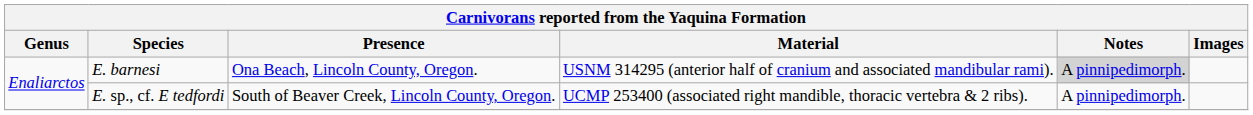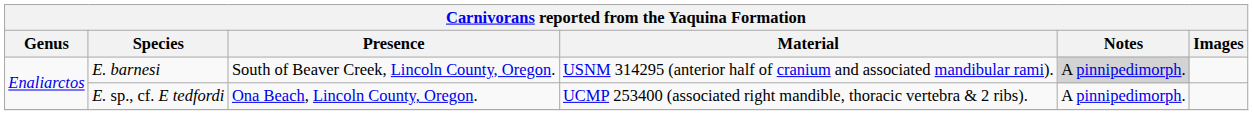(355, 69) Ona Beach, Lincoln County, Oregon. -> (394, 69) South of Beaver Creek, Lincoln County, Oregon.
(394, 95) South of Beaver Creek, Lincoln County, Oregon. -> (355, 95) Ona Beach, Lincoln County, Oregon.
